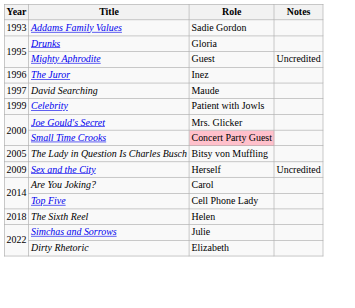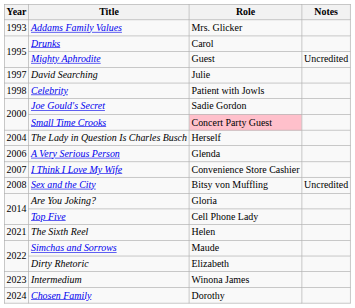(219, 28) Sadie Gordon -> (217, 28) Mrs. Glicker
(204, 43) Gloria -> (203, 43) Carol
- row: (51, 75)
(205, 91) Maude -> (201, 75) Julie
(17, 106) 1999 -> (17, 91) 1998
(217, 122) Mrs. Glicker -> (219, 106) Sadie Gordon
(17, 153) 2005 -> (17, 138) 2004
(230, 153) Bitsy von Muffling -> (206, 138) Herself
+ row: (75, 153)
+ row: (77, 169)
(17, 169) 2009 -> (17, 185) 2008
(206, 169) Herself -> (230, 185) Bitsy von Muffling
(203, 185) Carol -> (204, 201) Gloria
(17, 216) 2018 -> (17, 232) 2021
(201, 232) Julie -> (205, 248) Maude
+ row: (56, 279)
+ row: (61, 295)
